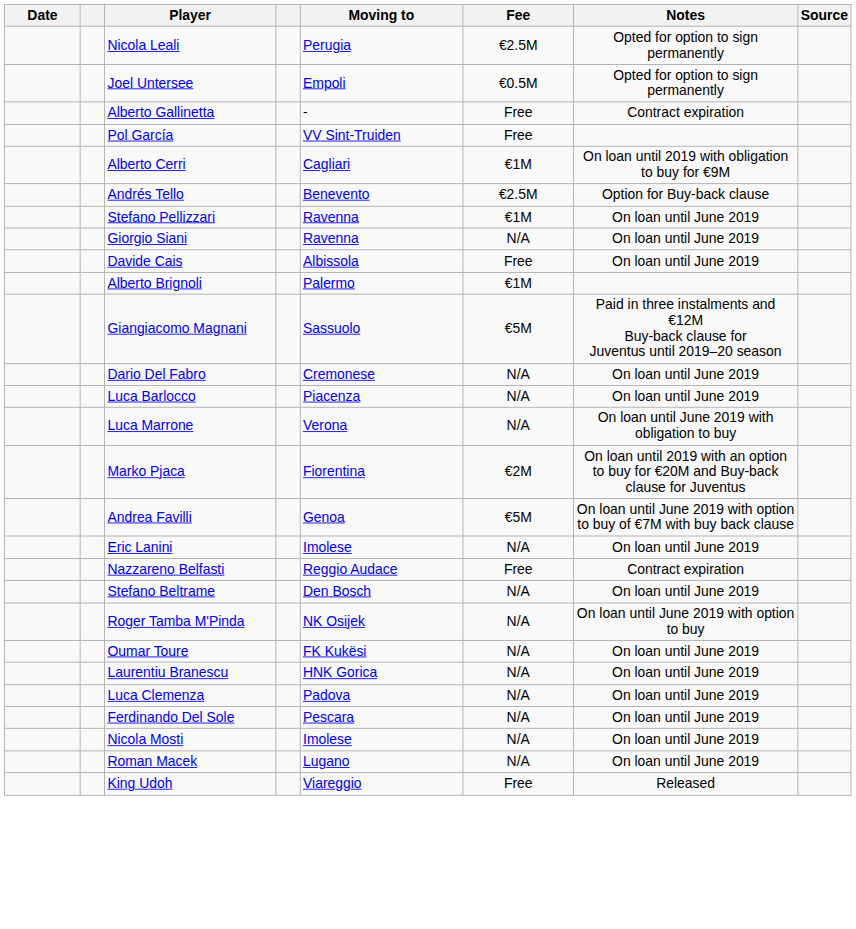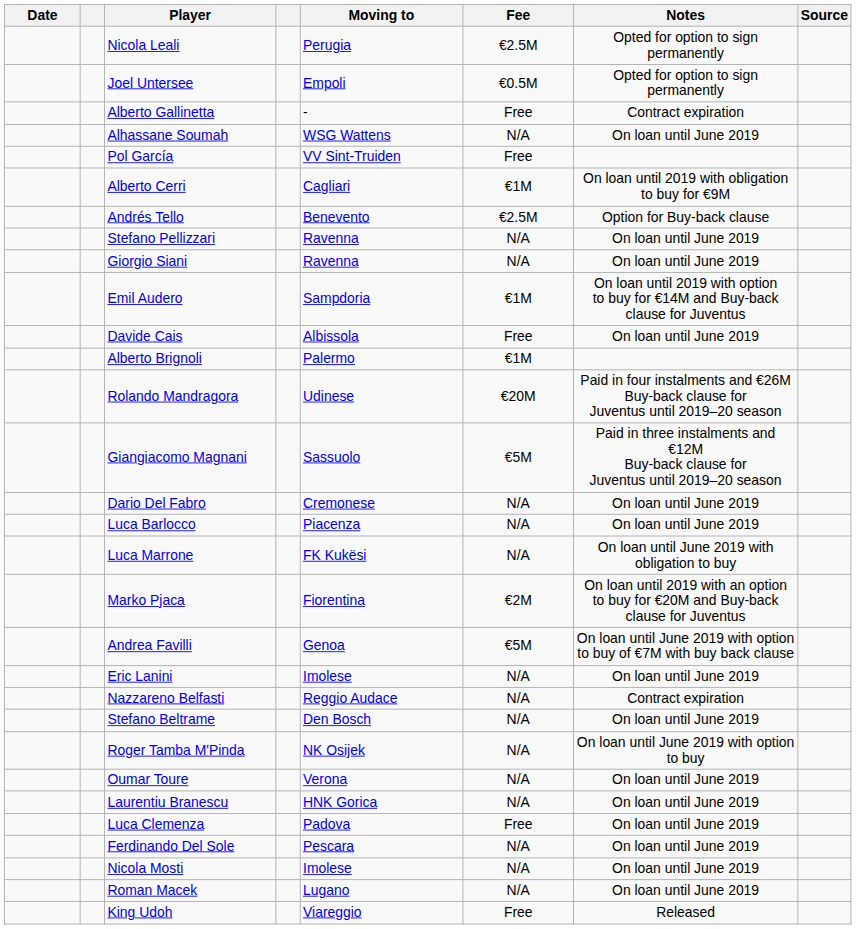+ row: (168, 135)
(518, 217) €1M -> (518, 239) N/A
+ row: (145, 298)
+ row: (173, 396)
(325, 426) Verona -> (335, 555) FK Kukësi
(518, 569) Free -> (518, 698) N/A
(335, 651) FK Kukësi -> (325, 780) Verona
(518, 695) N/A -> (518, 824) Free
